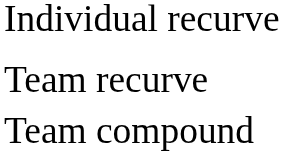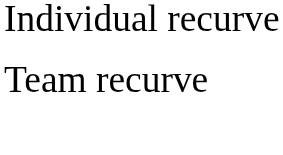- row: (129, 130)
